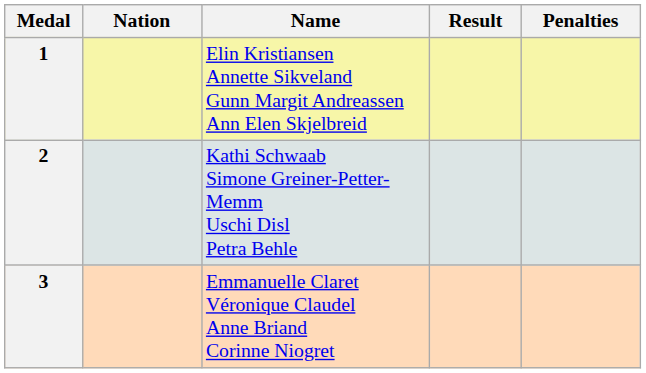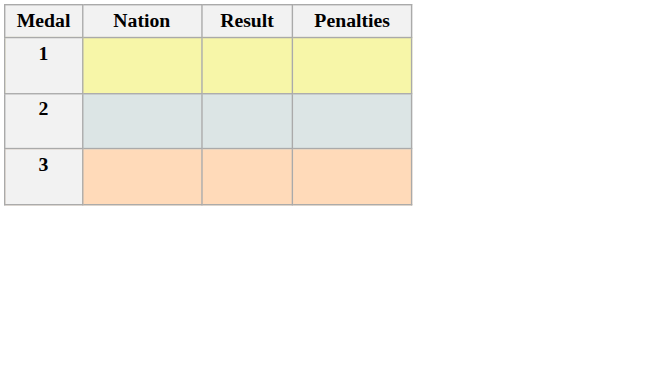- column: (316, 21)
